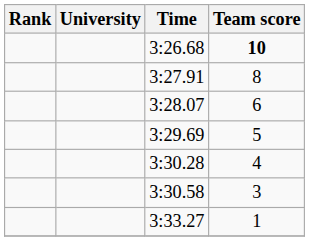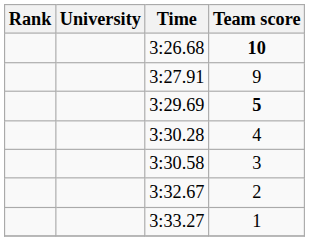(257, 76) 8 -> (257, 76) 9
- row: (177, 105)
(257, 134) normal -> (257, 105) bold
+ row: (177, 192)
